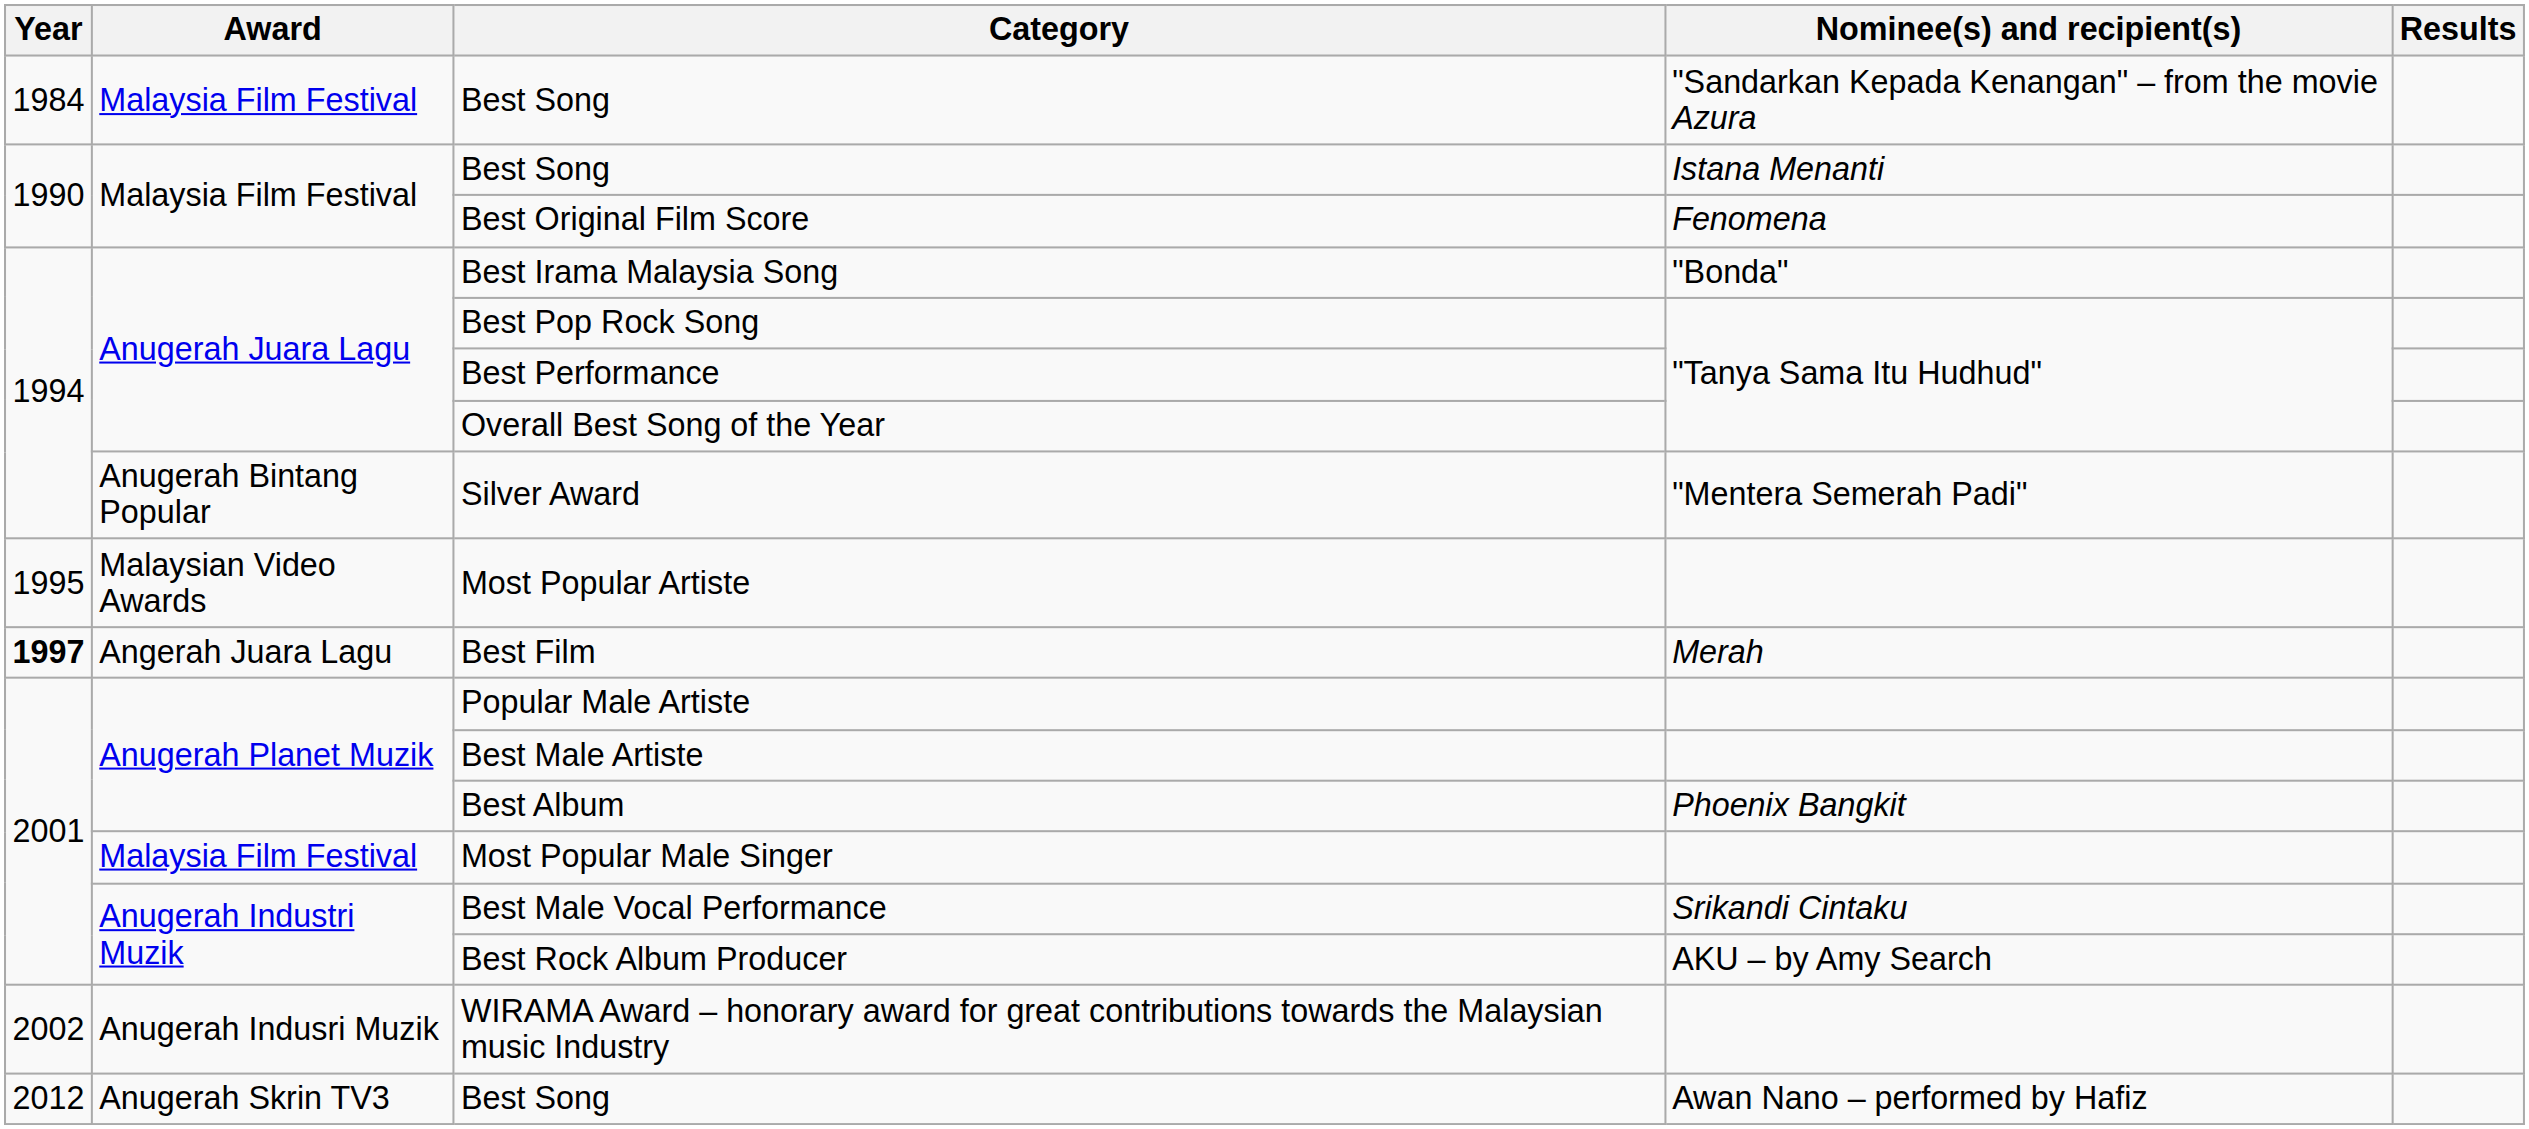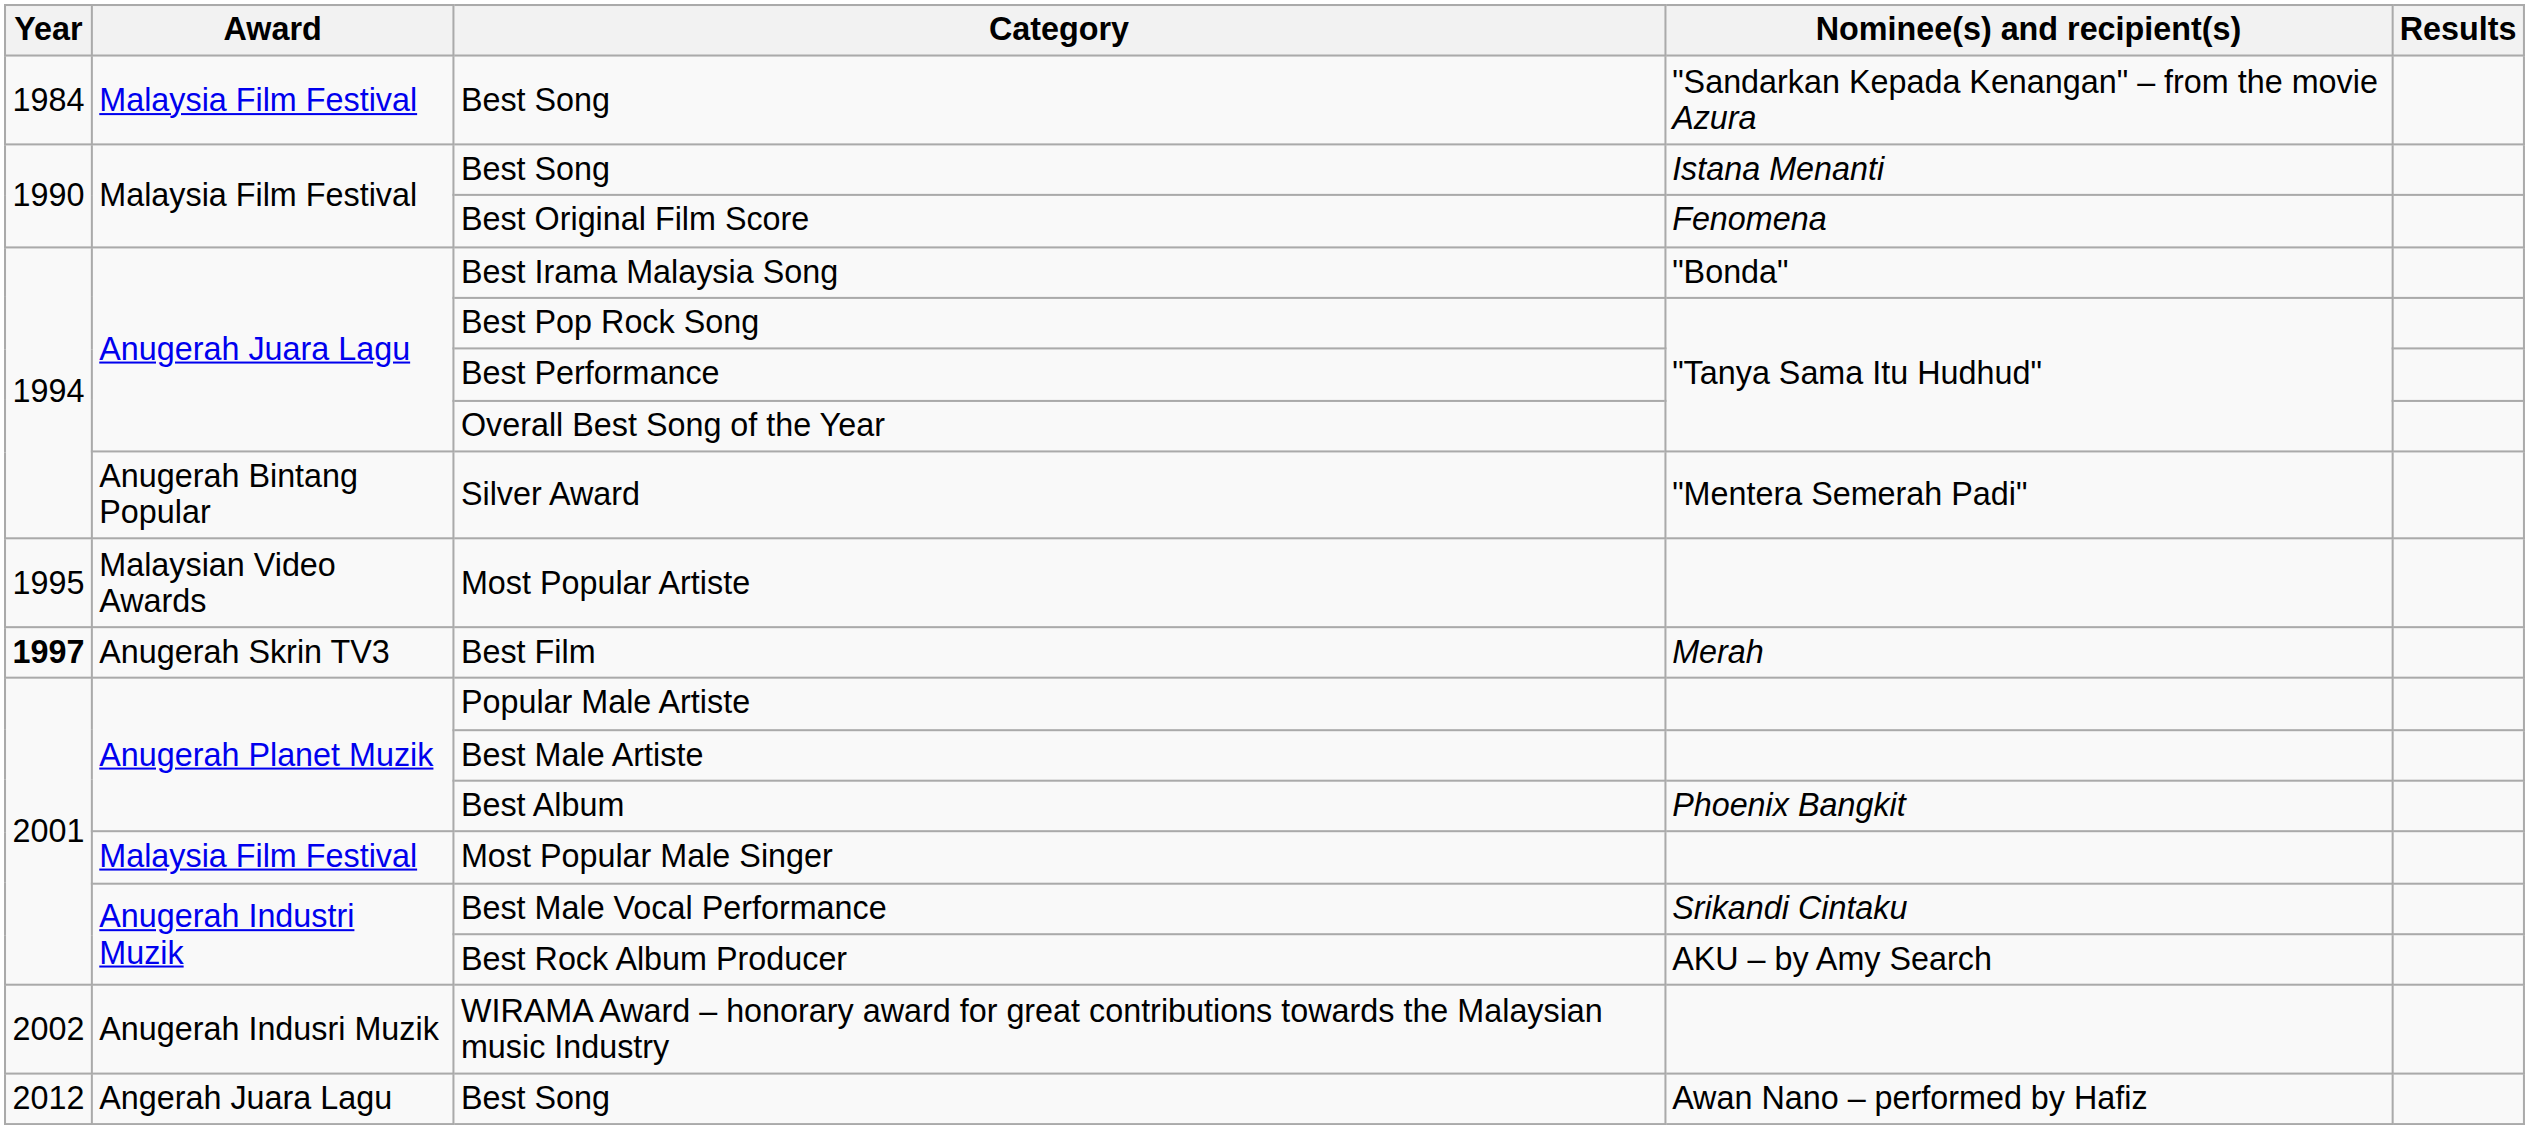(246, 651) Angerah Juara Lagu -> (244, 651) Anugerah Skrin TV3
(244, 1098) Anugerah Skrin TV3 -> (246, 1098) Angerah Juara Lagu
